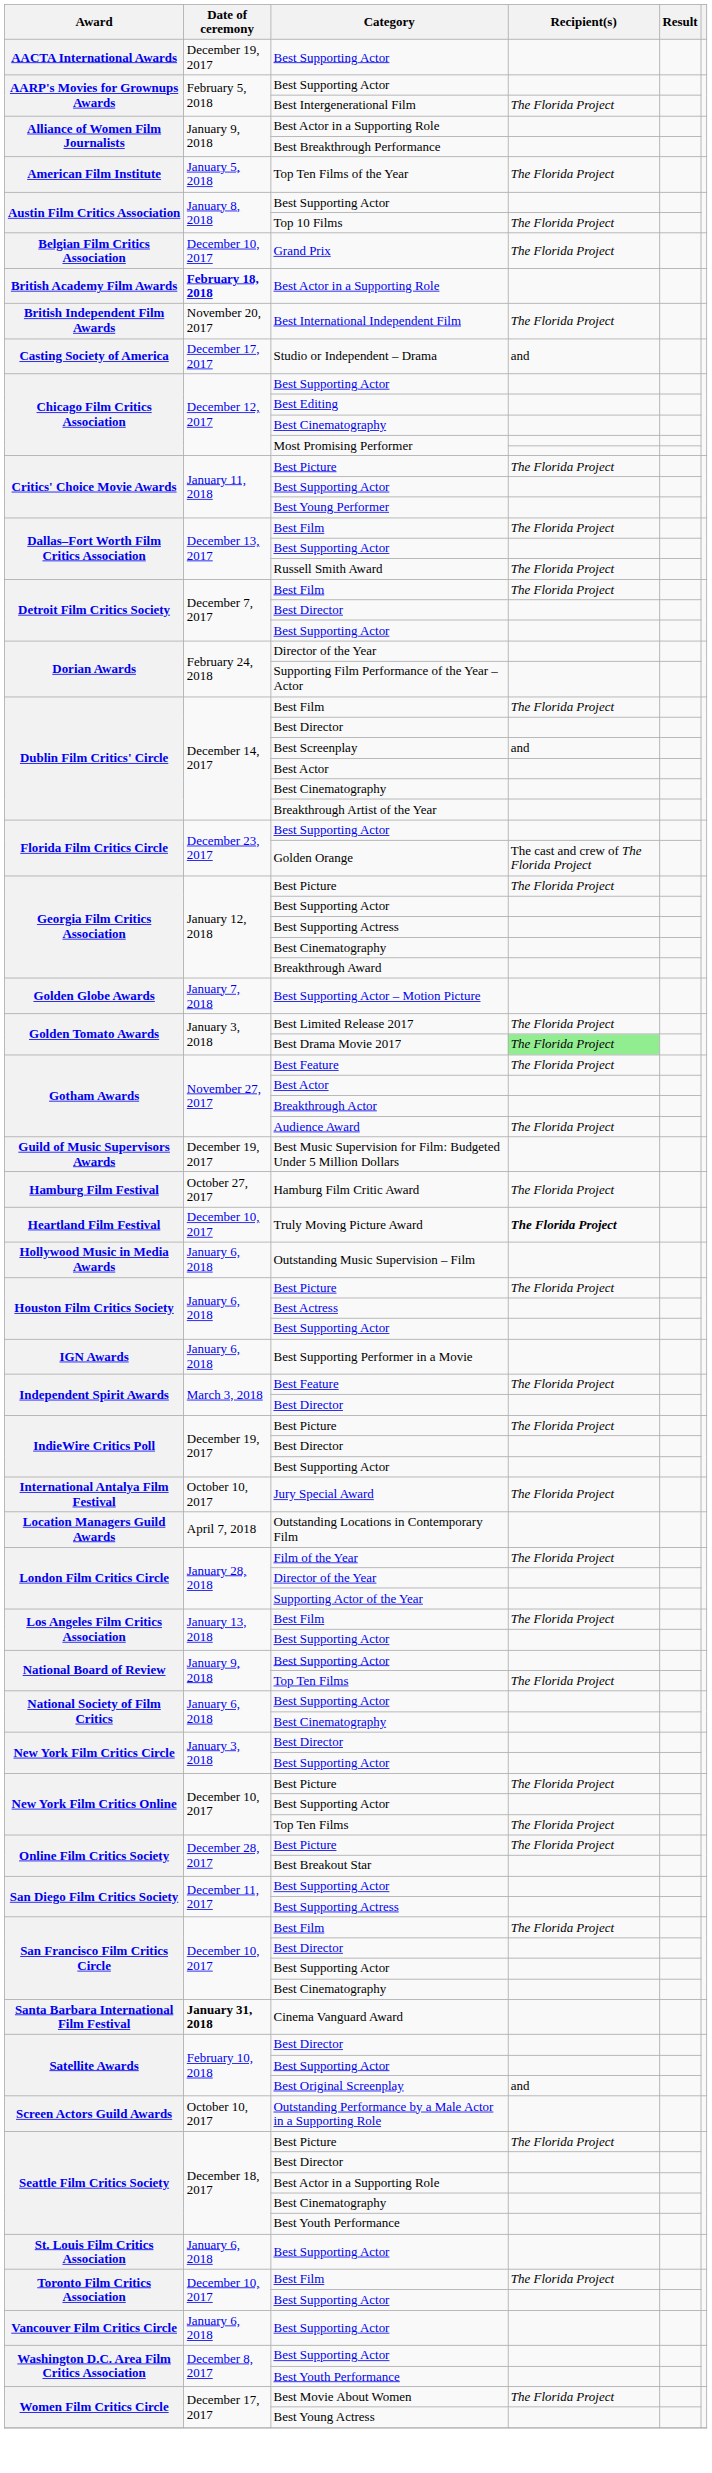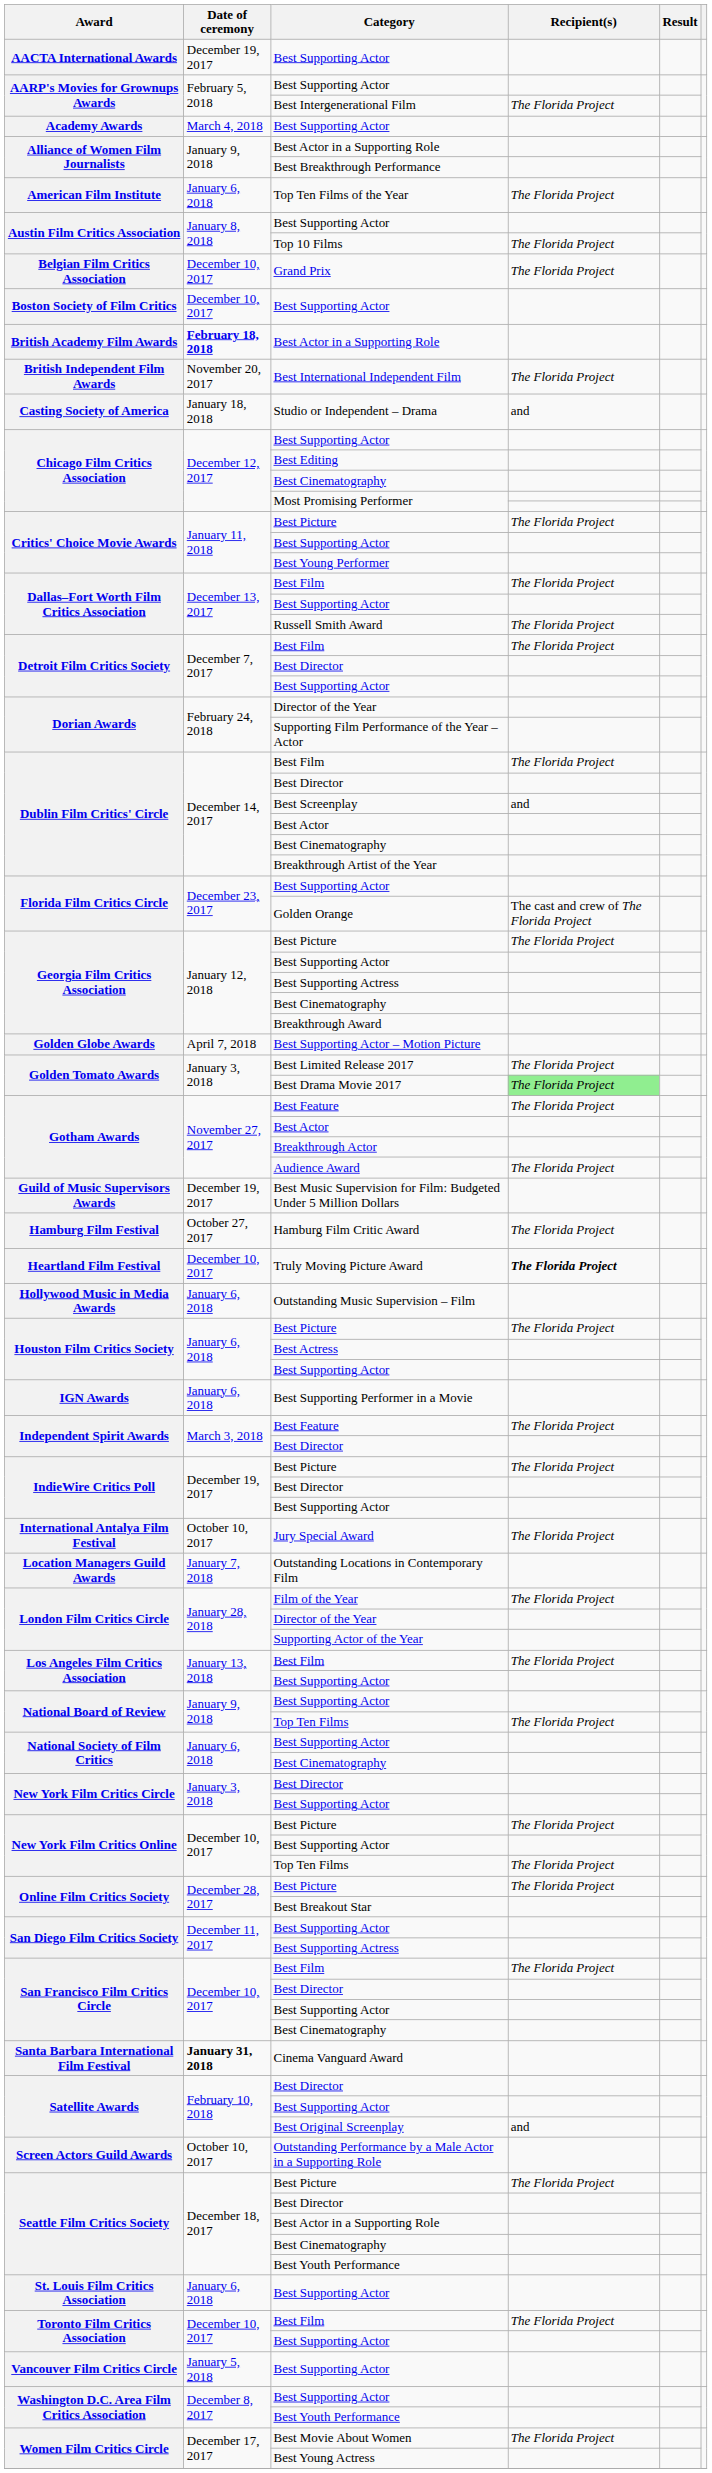+ row: (94, 126)
(213, 174) January 5, 2018 -> (213, 195) January 6, 2018
+ row: (94, 306)
(223, 356) December 17, 2017 -> (217, 411) January 18, 2018
(213, 995) January 7, 2018 -> (222, 1044) April 7, 2018
(222, 1529) April 7, 2018 -> (213, 1570) January 7, 2018
(213, 2327) January 6, 2018 -> (213, 2369) January 5, 2018
